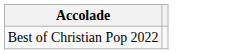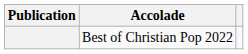+ column: (42, 15)
